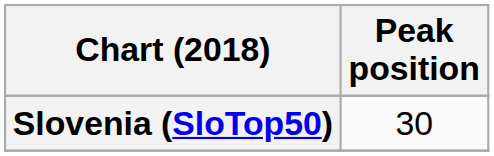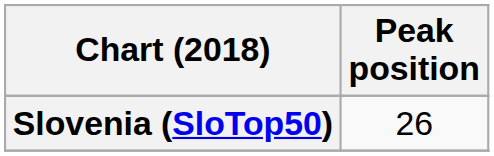(414, 122) 30 -> (414, 122) 26
